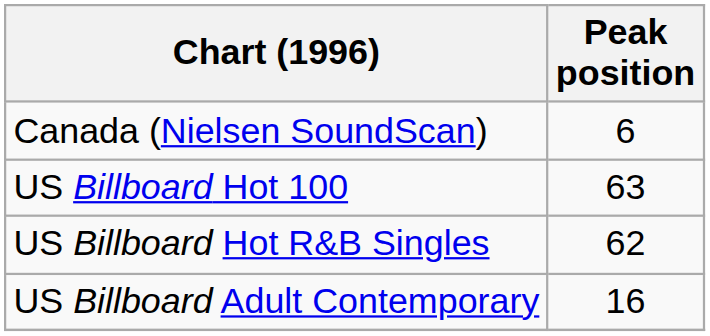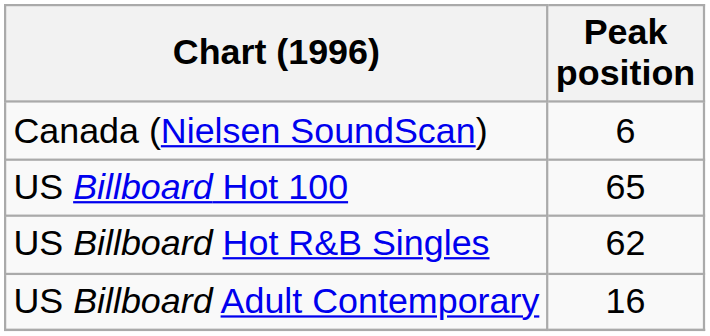(626, 186) 63 -> (626, 186) 65
